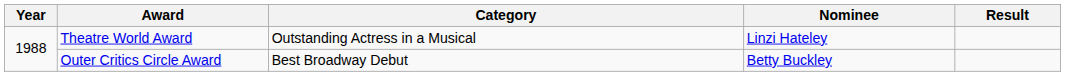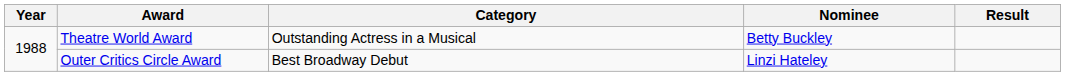(787, 37) Linzi Hateley -> (789, 37) Betty Buckley
(789, 60) Betty Buckley -> (787, 60) Linzi Hateley
